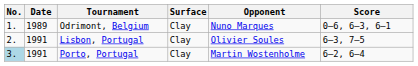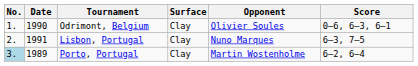(37, 26) 1989 -> (37, 26) 1990
(242, 26) Nuno Marques -> (247, 26) Olivier Soules
(247, 40) Olivier Soules -> (242, 40) Nuno Marques
(37, 54) 1991 -> (37, 54) 1989
